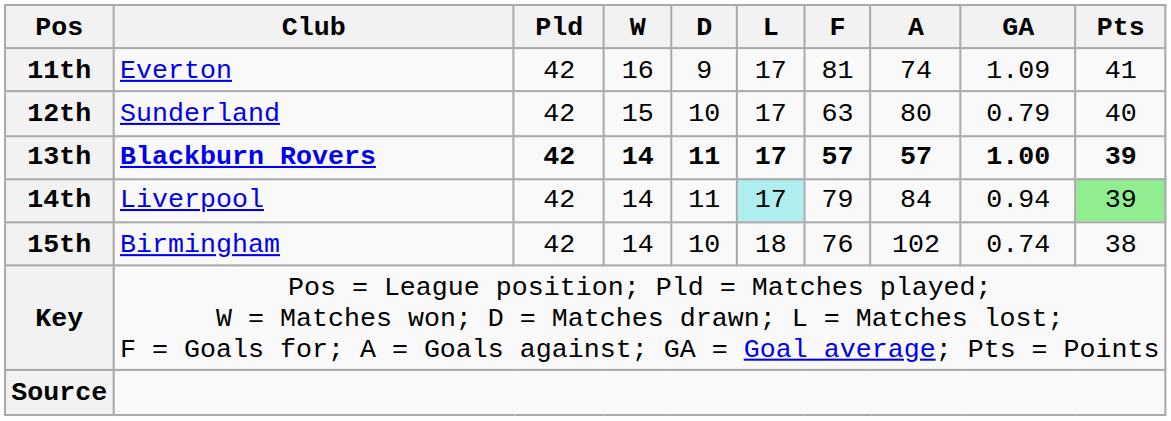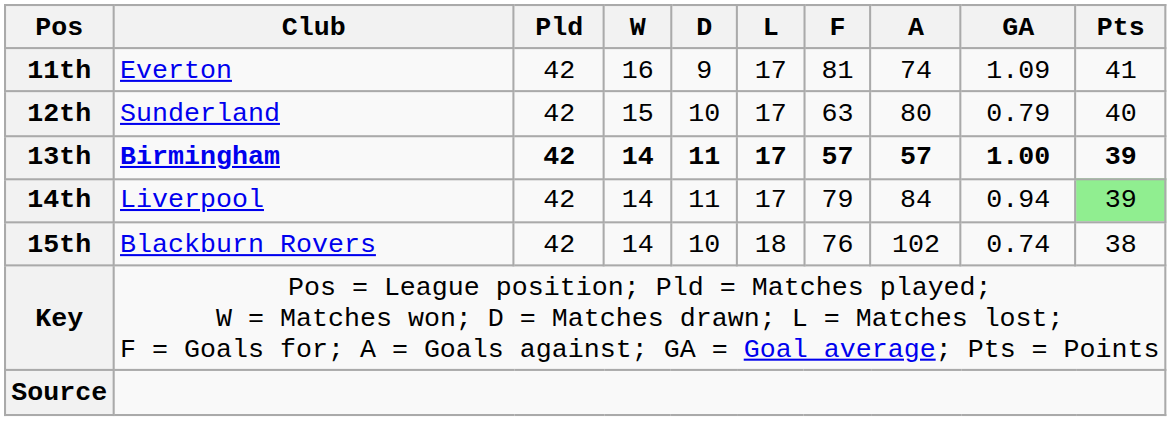(248, 157) Blackburn Rovers -> (200, 157) Birmingham
(771, 200) paleturquoise background -> (771, 200) no background
(200, 244) Birmingham -> (248, 244) Blackburn Rovers
